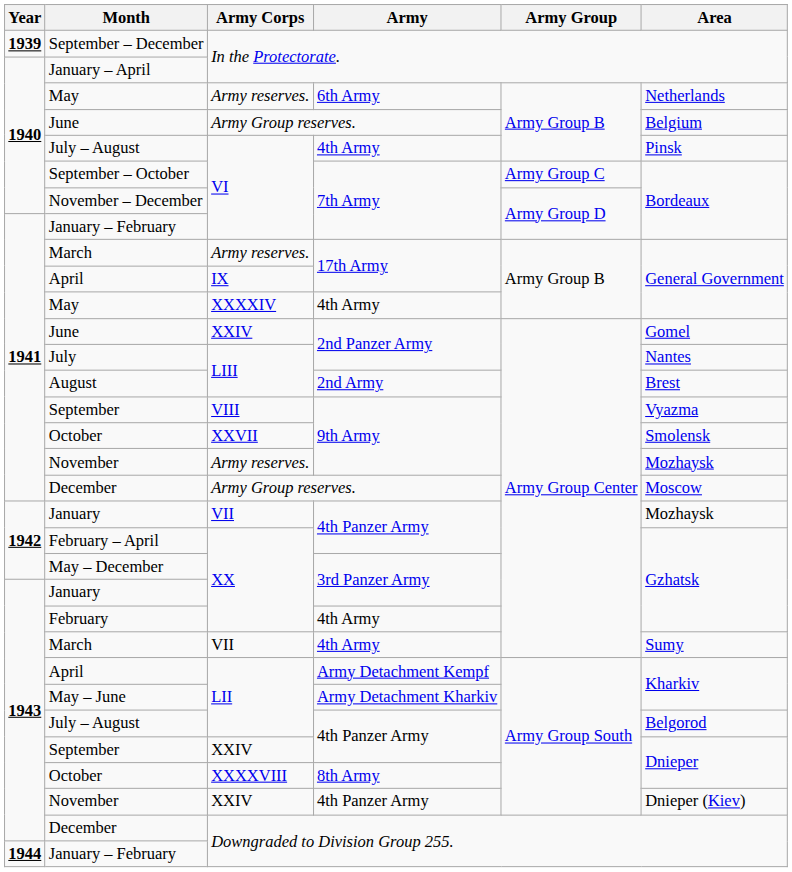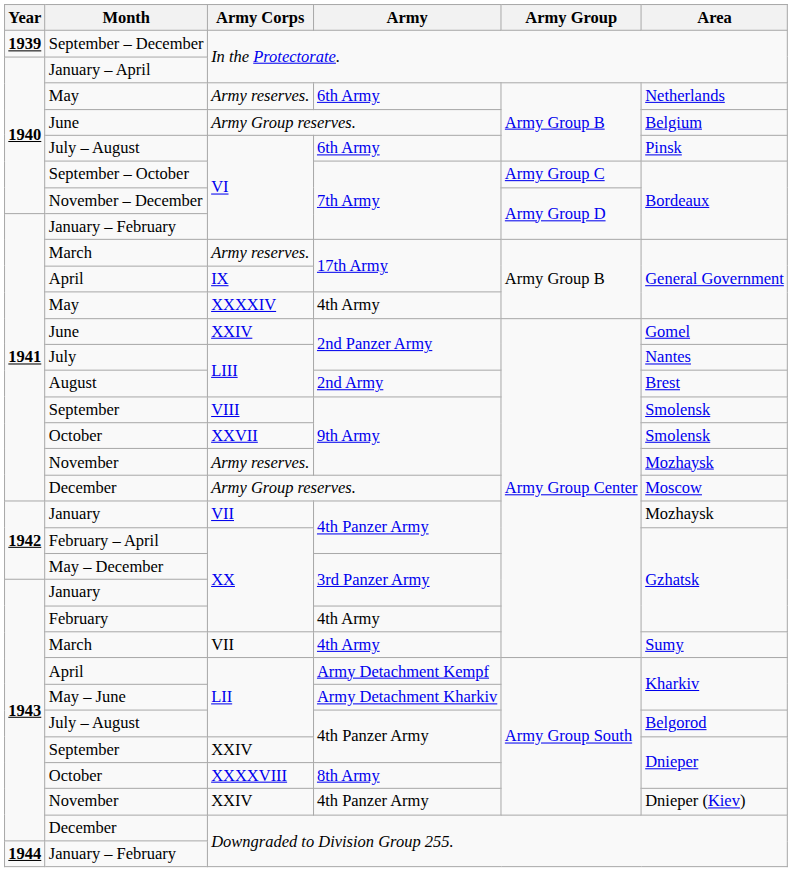(348, 148) 4th Army -> (348, 148) 6th Army
(672, 409) Vyazma -> (678, 409) Smolensk
